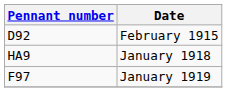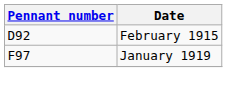- row: (165, 56)
